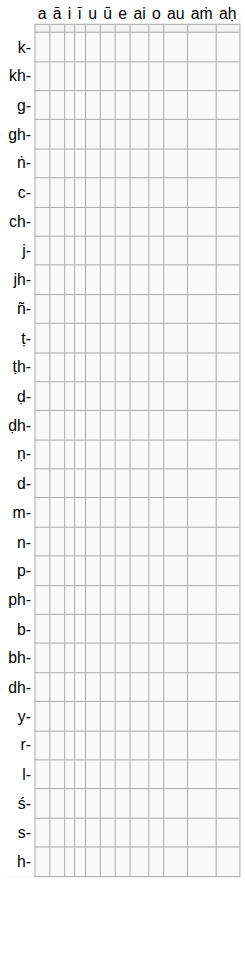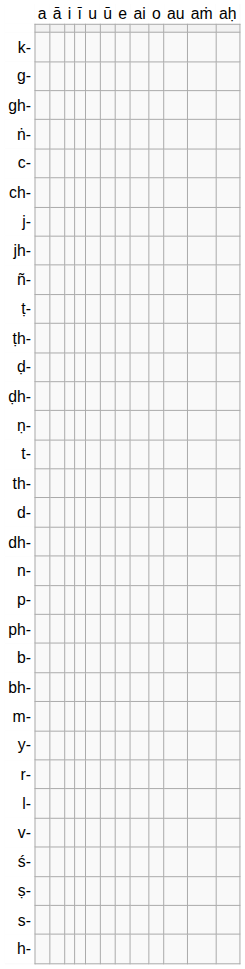- row: (20, 76)
+ row: (26, 454)
+ row: (22, 483)
rows swapped: (20, 687) <-> (22, 513)
+ row: (24, 833)
+ row: (24, 891)
